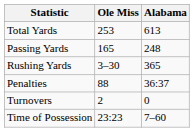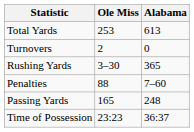rows swapped: (38, 48) <-> (29, 100)
(157, 83) 36:37 -> (155, 83) 7–60
(155, 118) 7–60 -> (157, 118) 36:37
